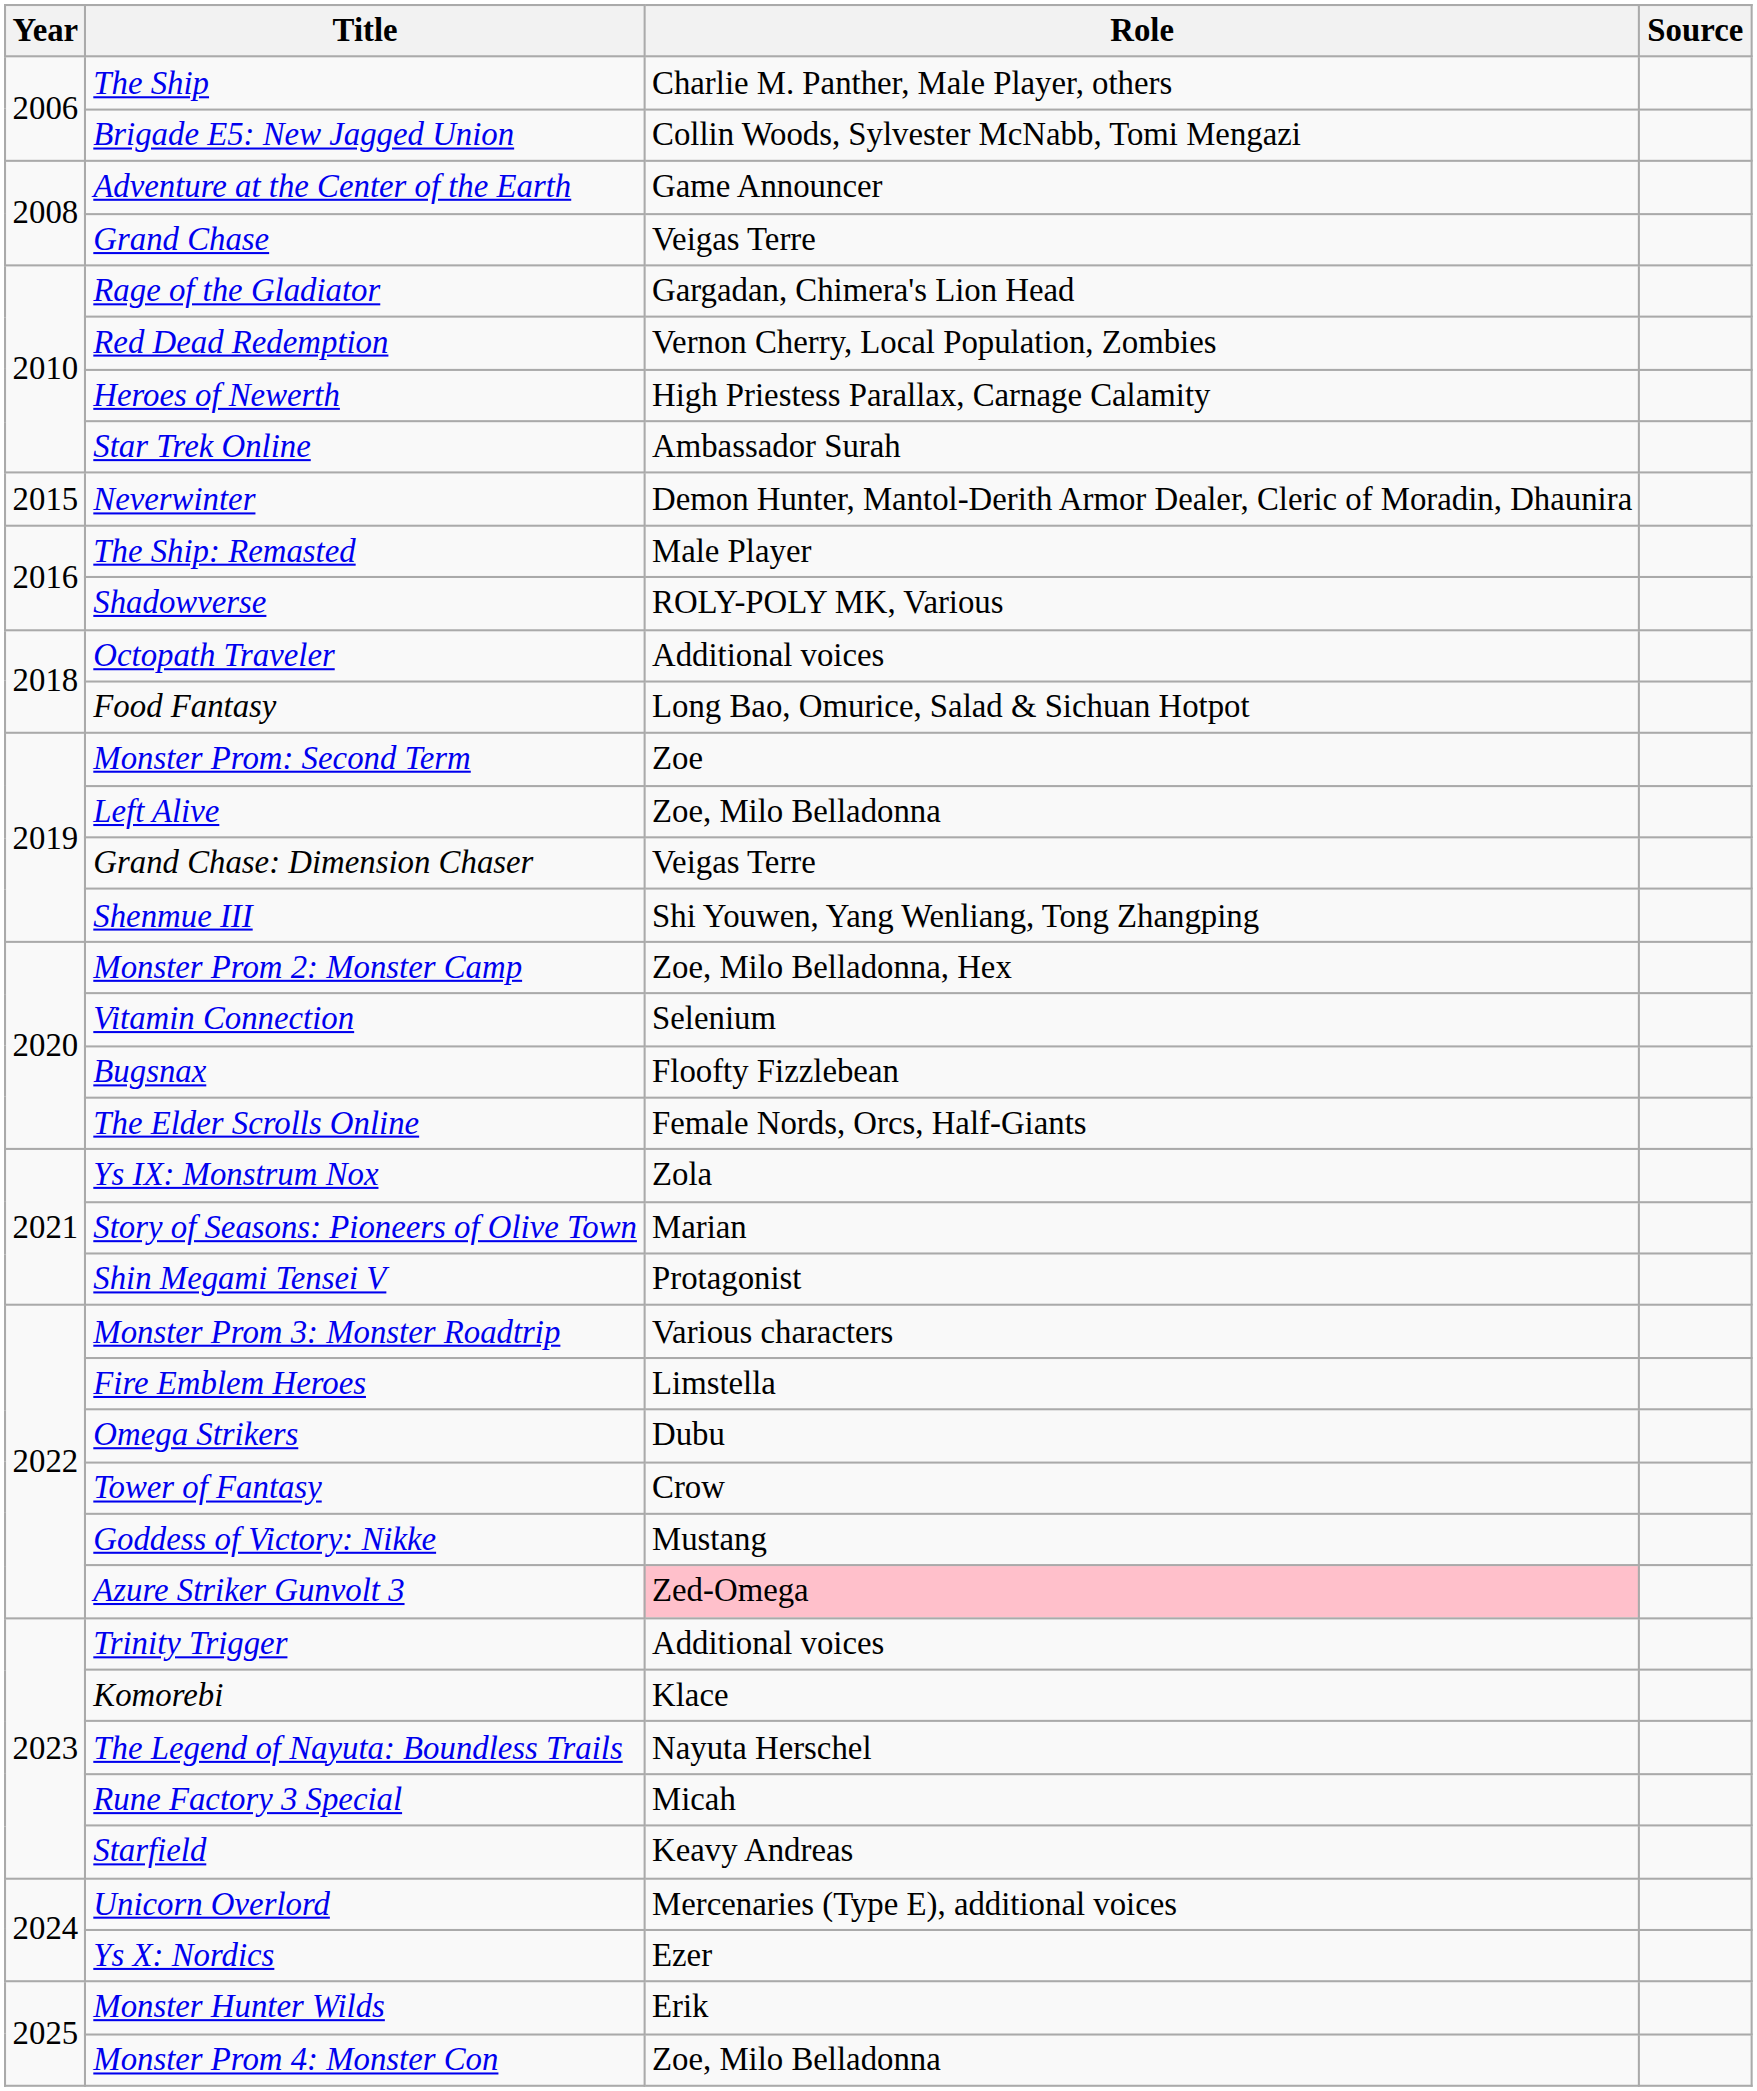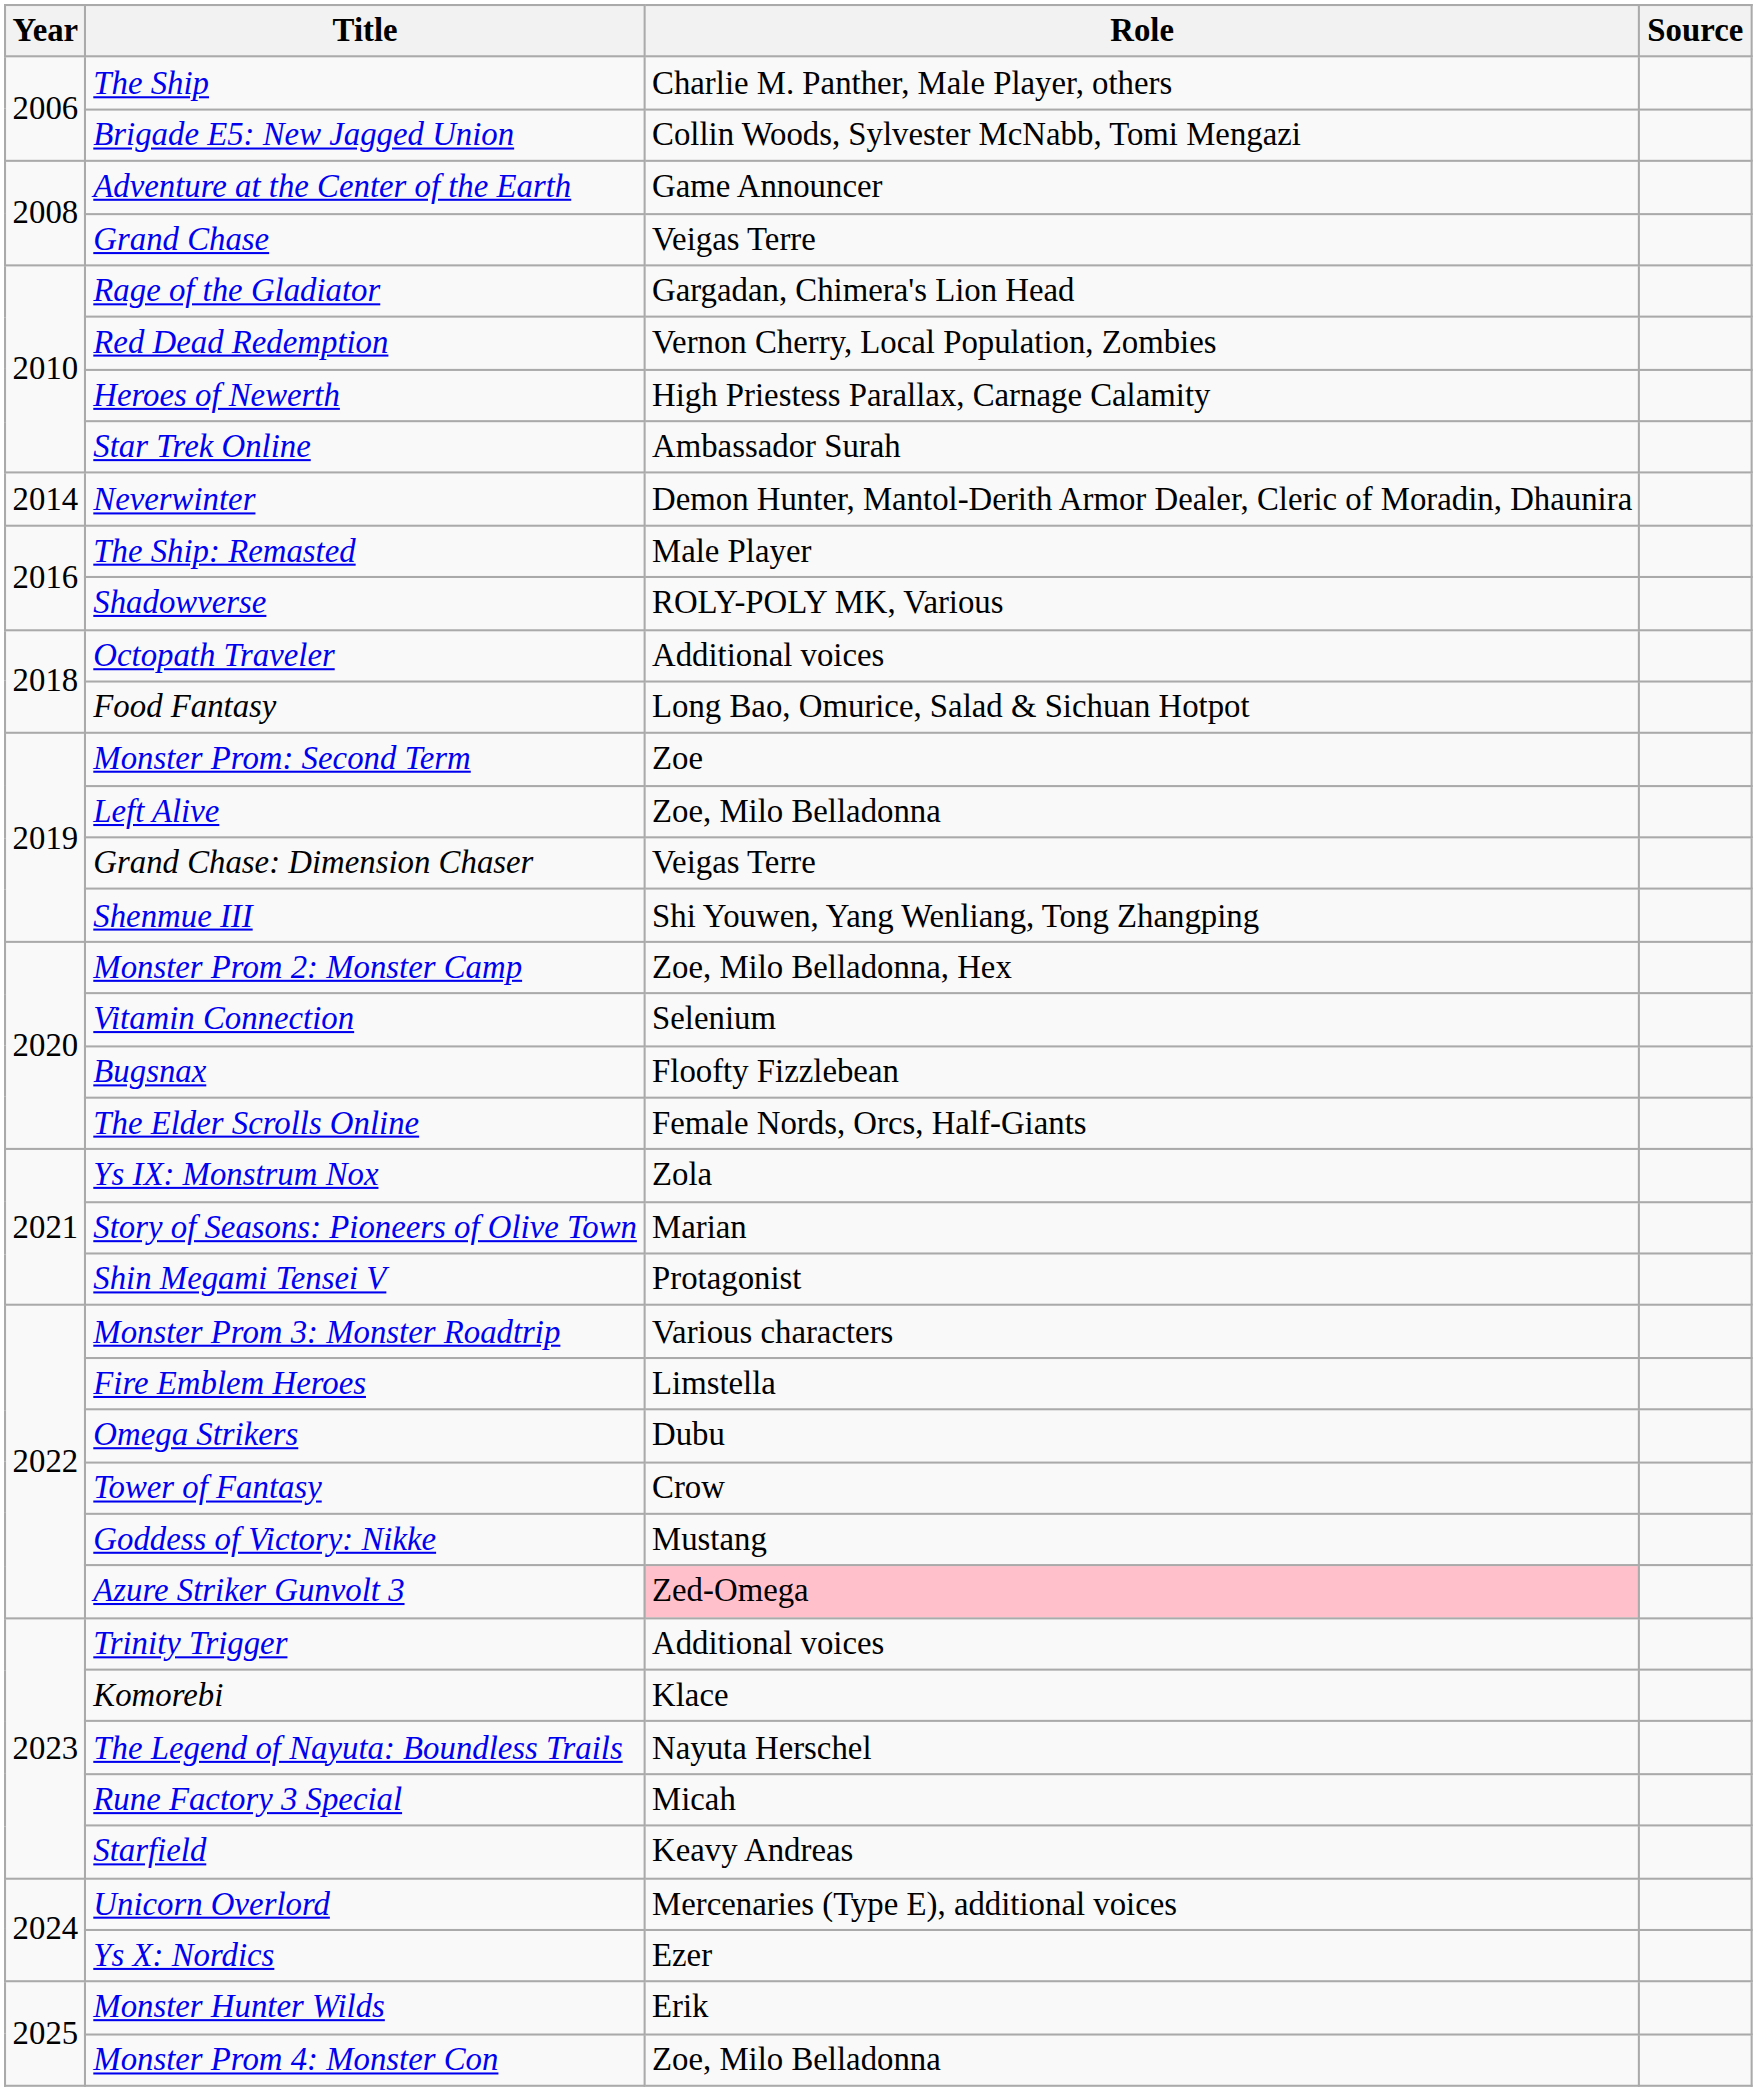(45, 498) 2015 -> (45, 498) 2014
